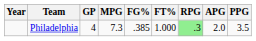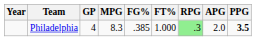(116, 28) 7.3 -> (116, 28) 8.3
(243, 28) normal -> (243, 28) bold
